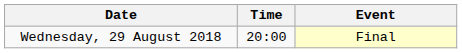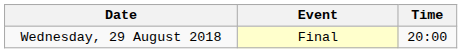columns swapped: (266, 15) <-> (376, 15)
